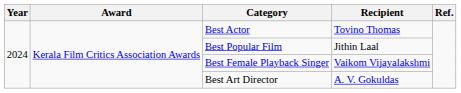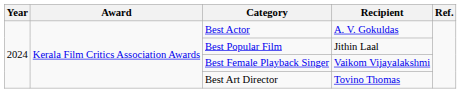(367, 29) Tovino Thomas -> (366, 29) A. V. Gokuldas
(366, 79) A. V. Gokuldas -> (367, 79) Tovino Thomas
